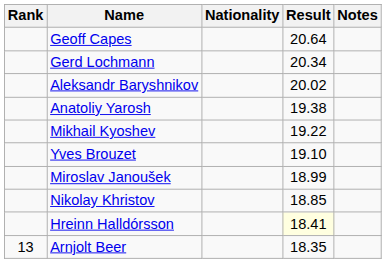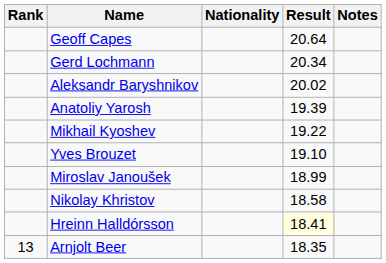(308, 108) 19.38 -> (308, 108) 19.39
(308, 200) 18.85 -> (308, 200) 18.58
